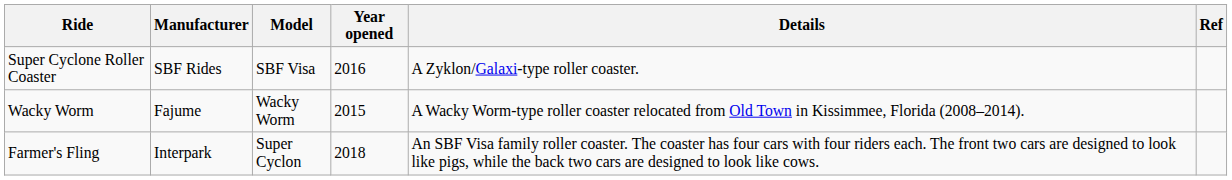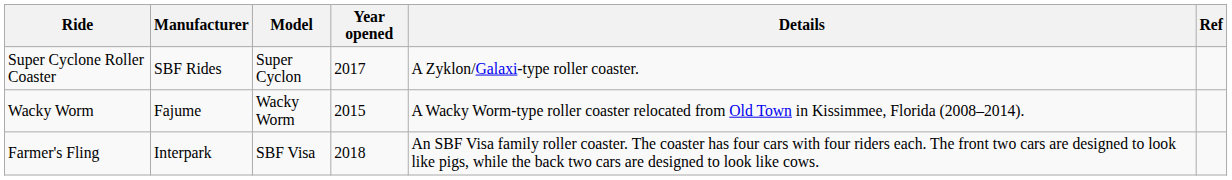(286, 68) SBF Visa -> (279, 68) Super Cyclon
(350, 68) 2016 -> (350, 68) 2017
(279, 153) Super Cyclon -> (286, 153) SBF Visa
